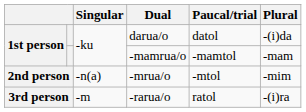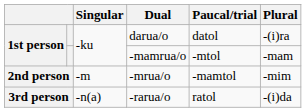(277, 35) -(i)da -> (276, 35) -(i)ra
(214, 55) -mamtol -> (206, 55) -mtol
(88, 76) -n(a) -> (83, 76) -m
(206, 76) -mtol -> (214, 76) -mamtol
(83, 96) -m -> (88, 96) -n(a)
(276, 96) -(i)ra -> (277, 96) -(i)da
